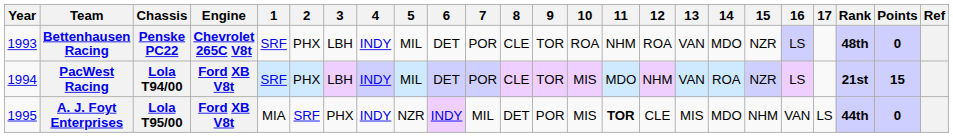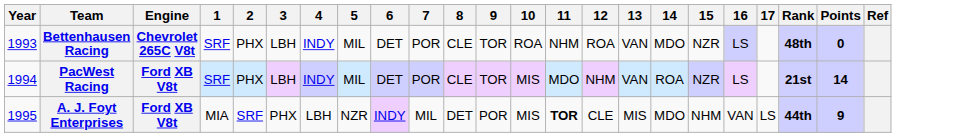- column: (162, 15)
(897, 79) 15 -> (841, 79) 14
(376, 115) INDY -> (319, 115) LBH
(897, 115) 0 -> (841, 115) 9
